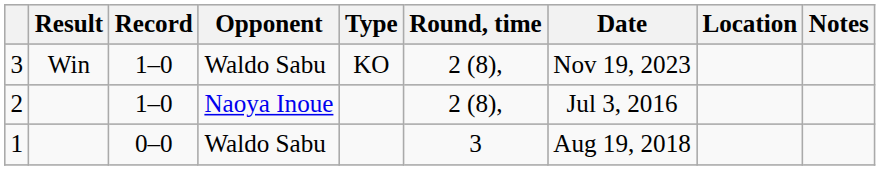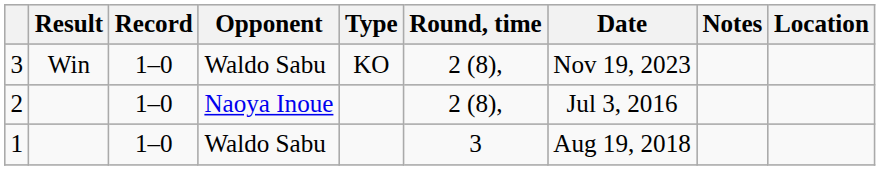columns swapped: (750, 24) <-> (839, 24)
(154, 143) 0–0 -> (154, 143) 1–0
